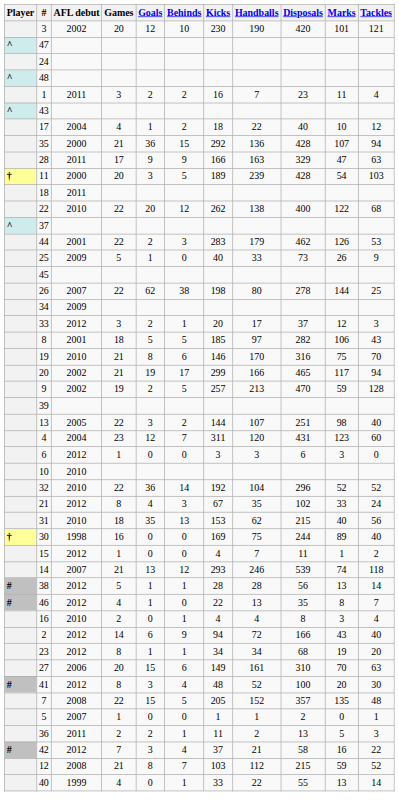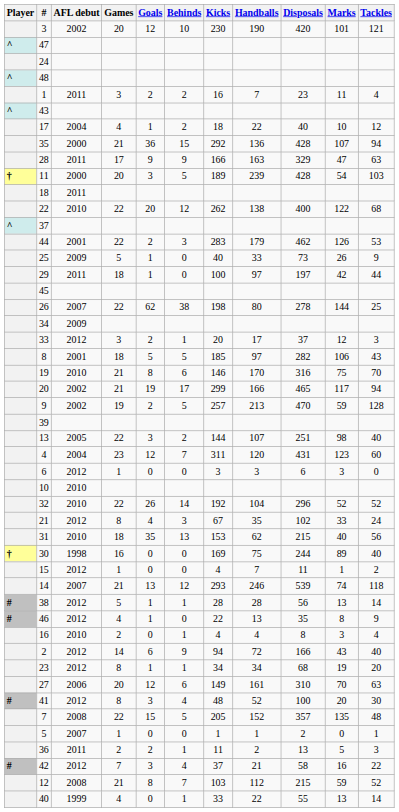+ row: (44, 275)
(150, 488) 36 -> (150, 504) 26
(376, 603) 7 -> (376, 619) 9
(150, 668) 15 -> (150, 684) 12
